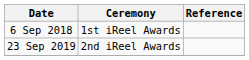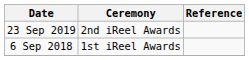rows swapped: (41, 30) <-> (41, 47)
